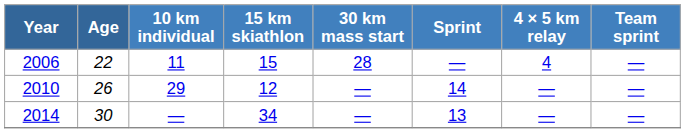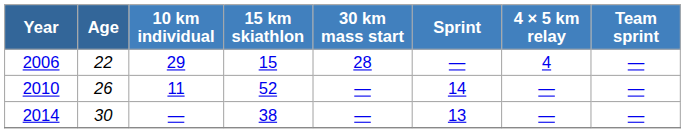(176, 63) 11 -> (176, 63) 29
(176, 89) 29 -> (176, 89) 11
(268, 89) 12 -> (268, 89) 52
(268, 115) 34 -> (268, 115) 38
